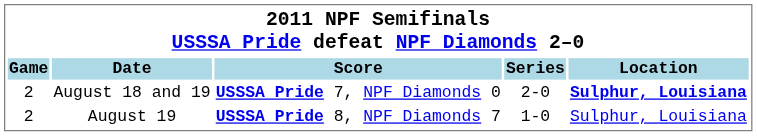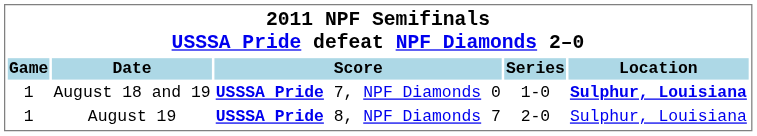(29, 93) 2 -> (29, 93) 1
(535, 93) 2-0 -> (535, 93) 1-0
(29, 117) 2 -> (29, 117) 1
(535, 117) 1-0 -> (535, 117) 2-0
